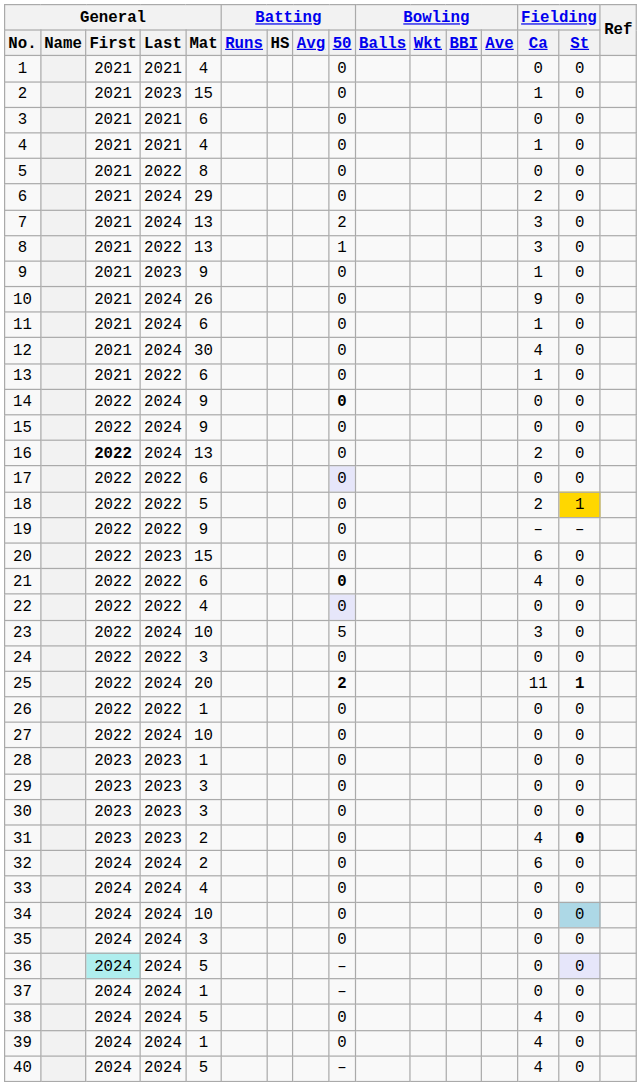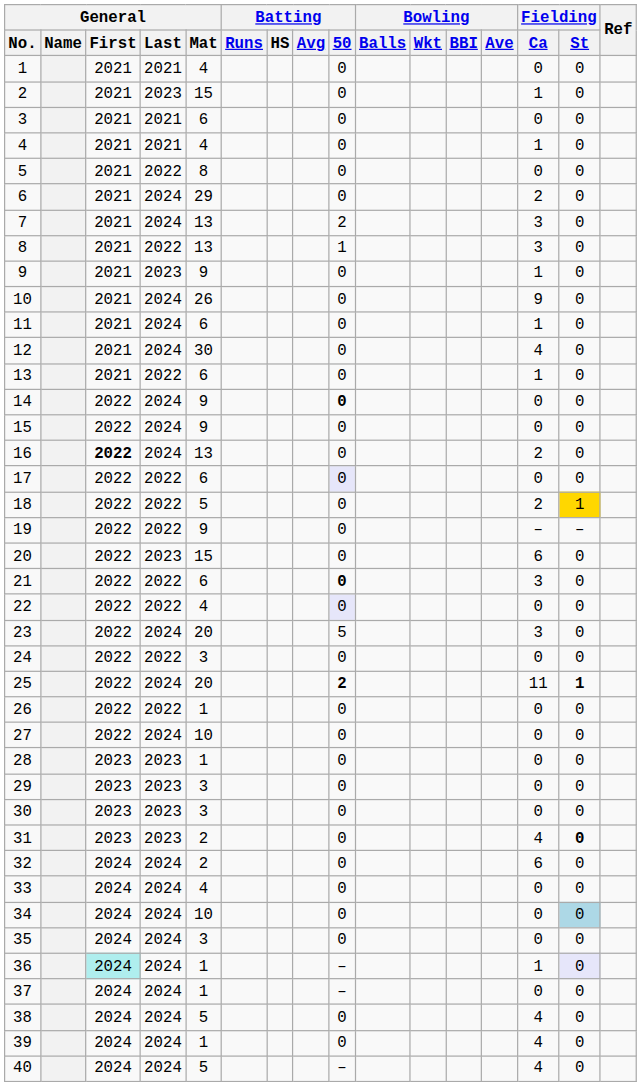(538, 581) 4 -> (538, 581) 3
(204, 633) 10 -> (204, 633) 20
(204, 966) 5 -> (204, 966) 1
(538, 966) 0 -> (538, 966) 1
